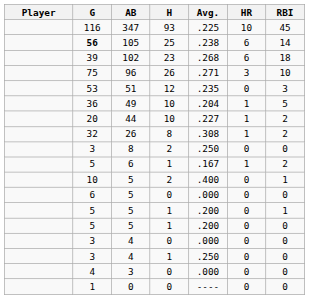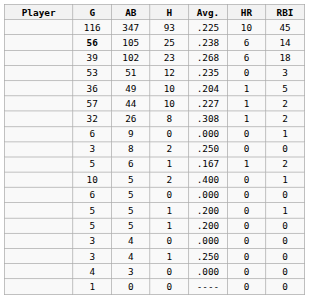- row: (131, 73)
(92, 119) 20 -> (92, 104) 57
+ row: (131, 134)
